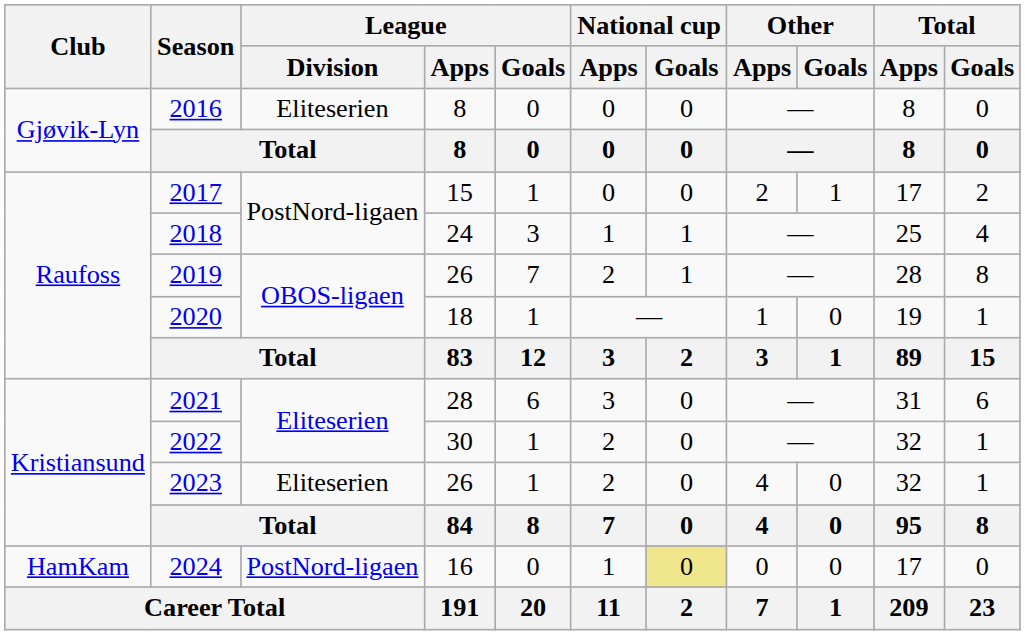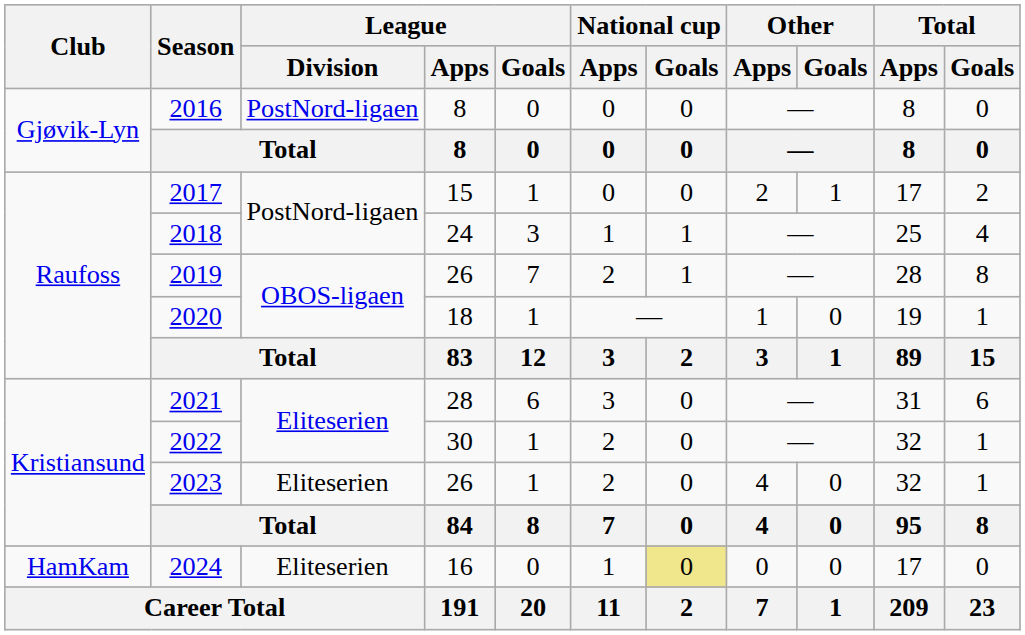(332, 108) Eliteserien -> (332, 108) PostNord-ligaen
(332, 566) PostNord-ligaen -> (332, 566) Eliteserien
